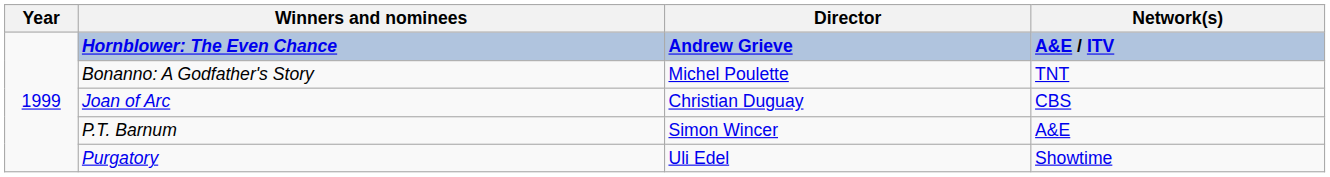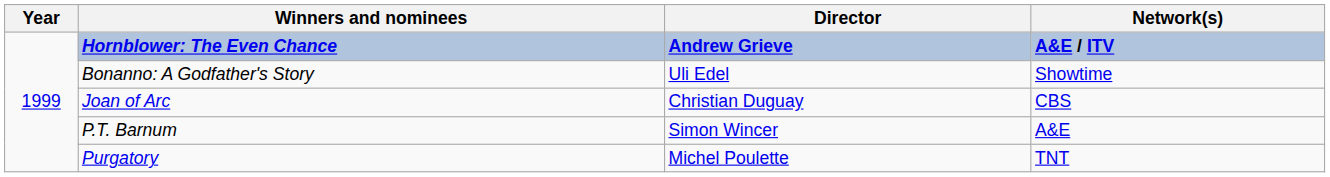(729, 74) Michel Poulette -> (699, 74) Uli Edel
(1052, 74) TNT -> (1074, 74) Showtime
(699, 158) Uli Edel -> (729, 158) Michel Poulette
(1074, 158) Showtime -> (1052, 158) TNT
